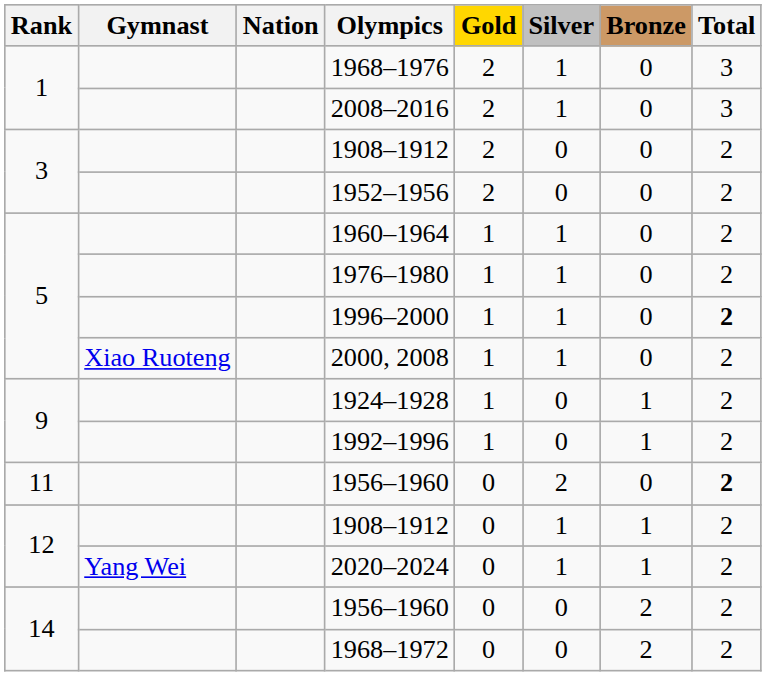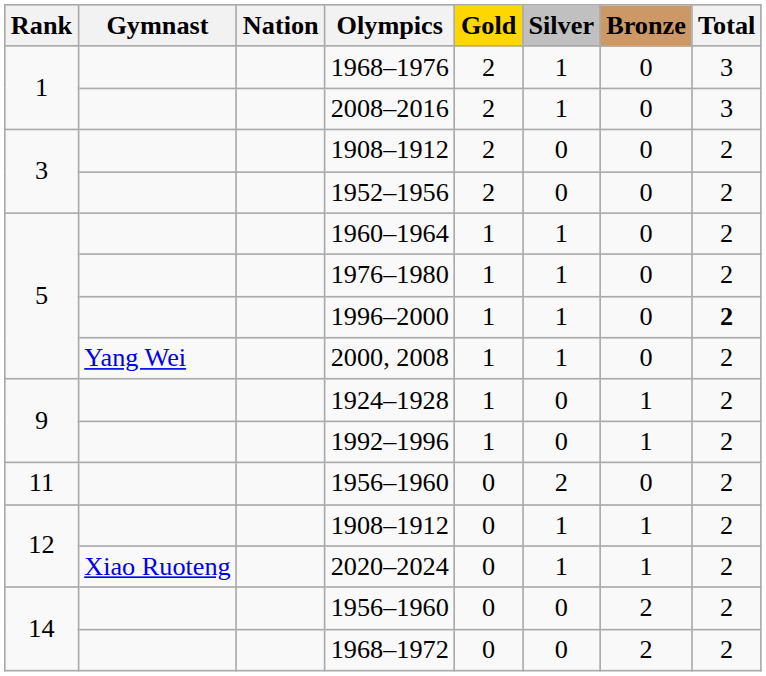(157, 358) Xiao Ruoteng -> (135, 358) Yang Wei
(727, 483) bold -> (727, 483) normal
(135, 566) Yang Wei -> (157, 566) Xiao Ruoteng
